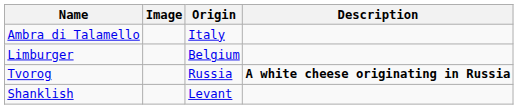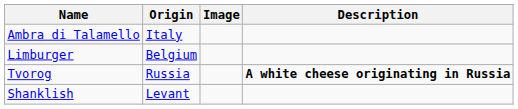columns swapped: (164, 14) <-> (214, 14)
